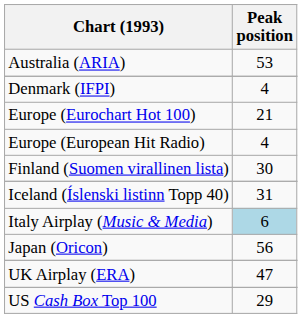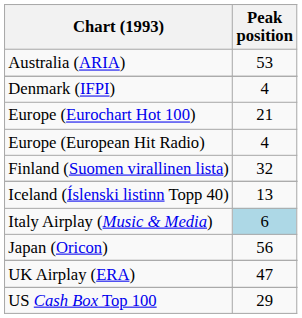(265, 168) 30 -> (265, 168) 32
(265, 194) 31 -> (265, 194) 13
